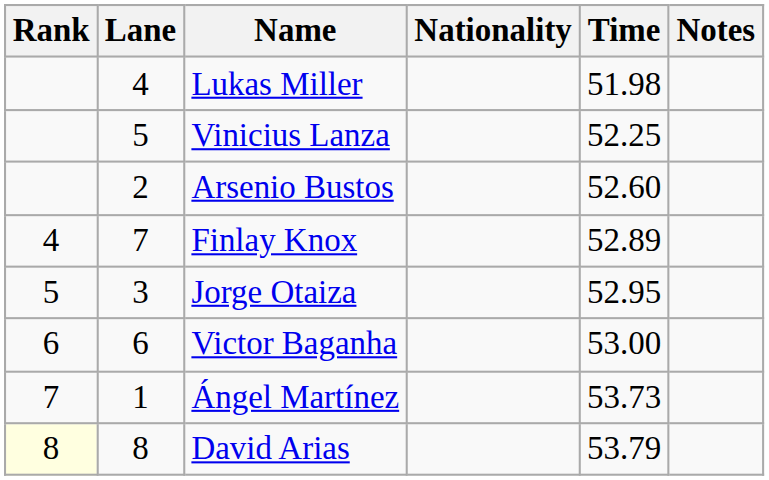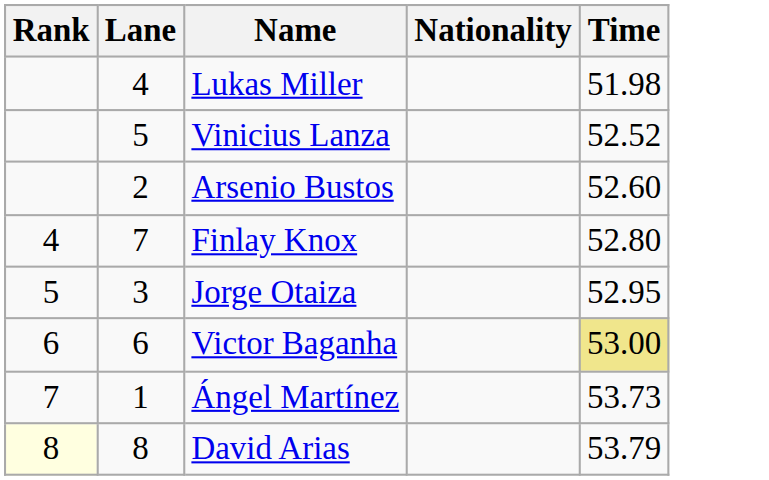- column: (716, 30)
(624, 135) 52.25 -> (624, 135) 52.52
(624, 239) 52.89 -> (624, 239) 52.80
(624, 344) no background -> (624, 344) khaki background
